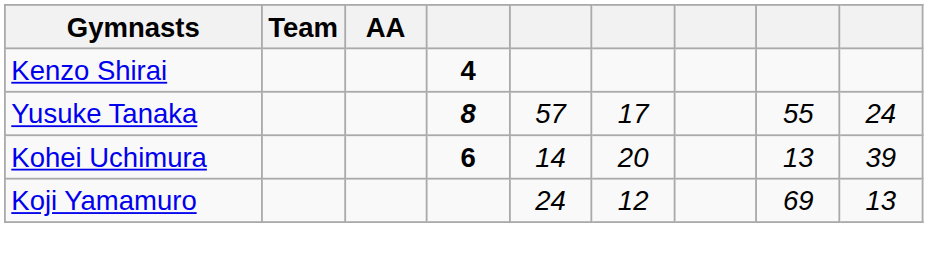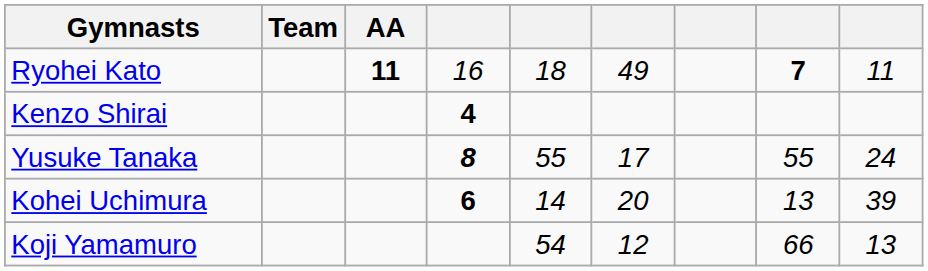+ row: (86, 70)
(551, 114) 57 -> (551, 158) 55
(551, 201) 24 -> (551, 245) 54
(798, 201) 69 -> (798, 245) 66
